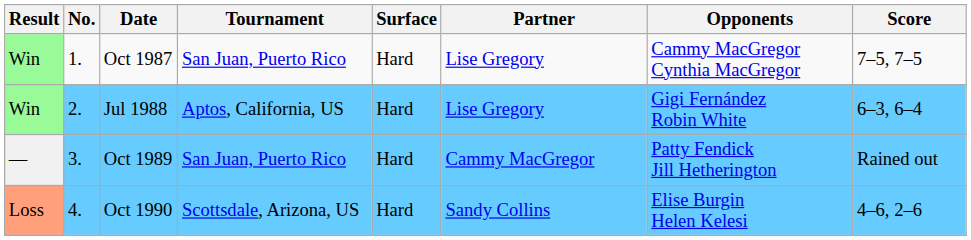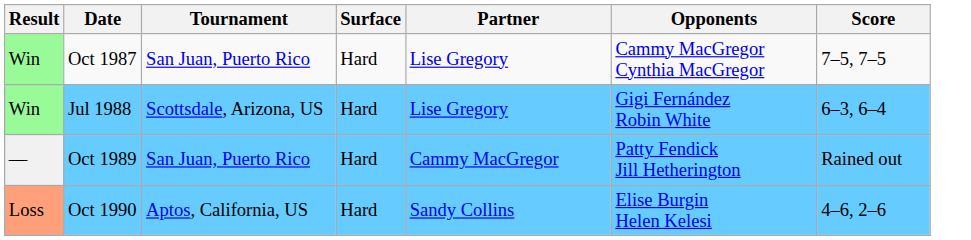- column: (82, 19)
(263, 109) Aptos, California, US -> (235, 109) Scottsdale, Arizona, US
(271, 210) Scottsdale, Arizona, US -> (227, 210) Aptos, California, US
